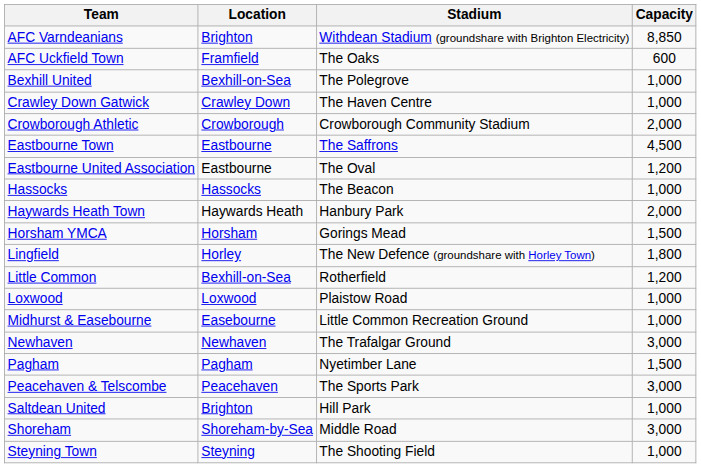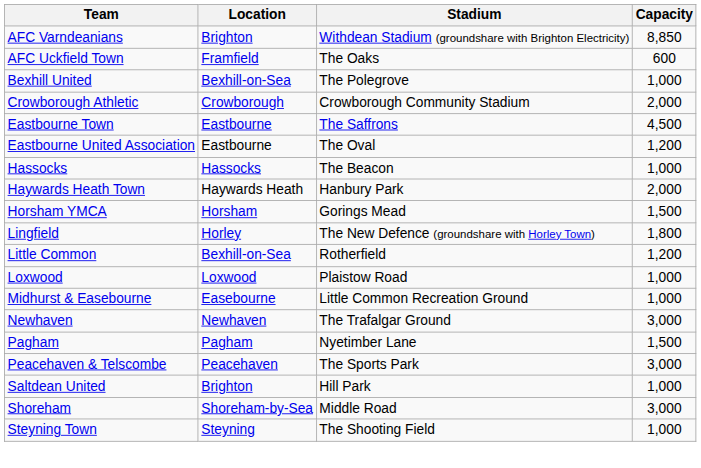- row: (78, 102)
